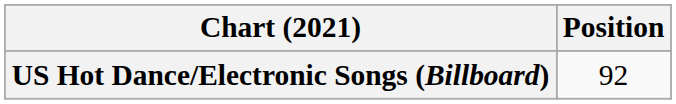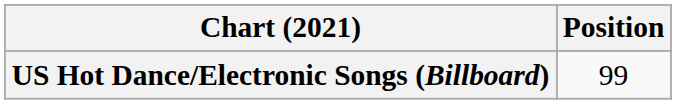(614, 74) 92 -> (614, 74) 99
